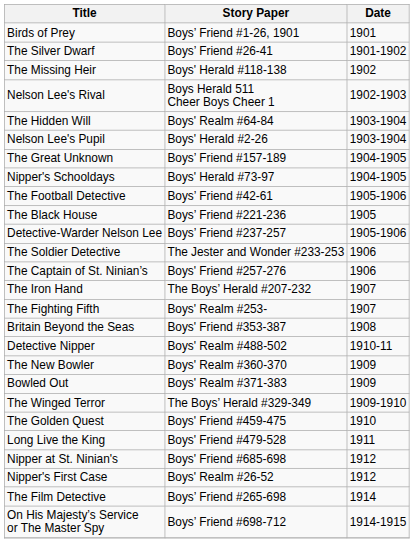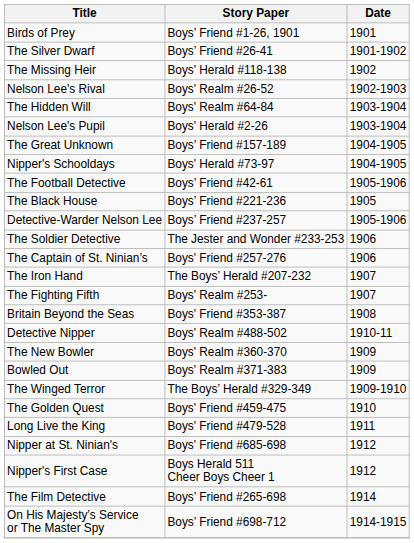(221, 95) Boys Herald 511 Cheer Boys Cheer 1 -> (221, 88) Boys' Realm #26-52
(221, 477) Boys' Realm #26-52 -> (221, 471) Boys Herald 511 Cheer Boys Cheer 1
